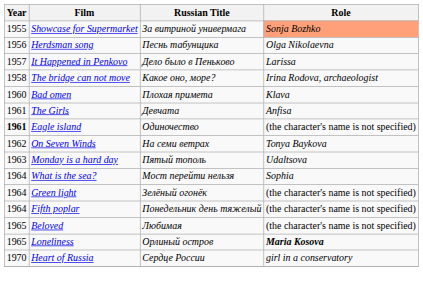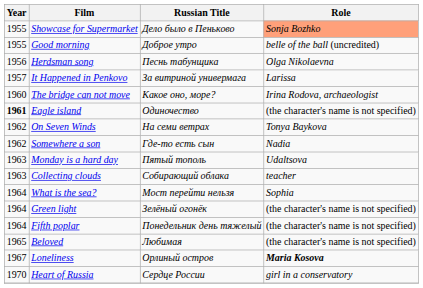(194, 29) За витриной универмага -> (188, 29) Дело было в Пеньково
+ row: (60, 45)
(188, 62) Дело было в Пеньково -> (194, 78) За витриной универмага
(17, 78) 1958 -> (17, 95) 1960
- row: (51, 95)
- row: (50, 111)
+ row: (66, 144)
+ row: (66, 176)
(17, 242) 1965 -> (17, 258) 1967
